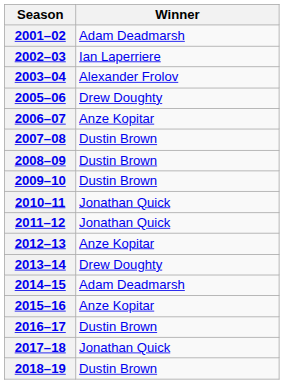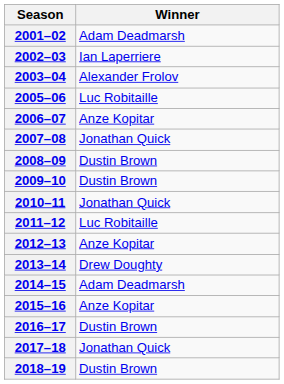(121, 98) Drew Doughty -> (118, 98) Luc Robitaille
(118, 139) Dustin Brown -> (125, 139) Jonathan Quick
(125, 222) Jonathan Quick -> (118, 222) Luc Robitaille
